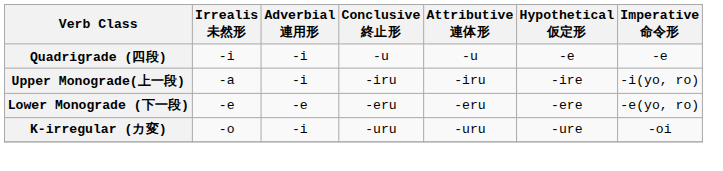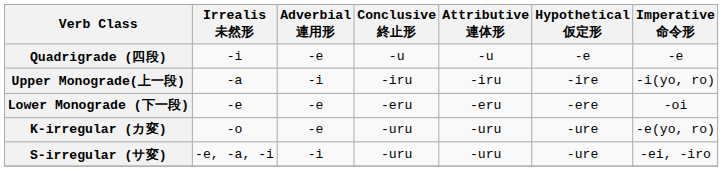(300, 56) -i -> (316, 56) -e
(660, 105) -e(yo, ro) -> (676, 105) -oi
(300, 130) -i -> (316, 130) -e
(660, 130) -oi -> (676, 130) -e(yo, ro)
+ row: (98, 155)
